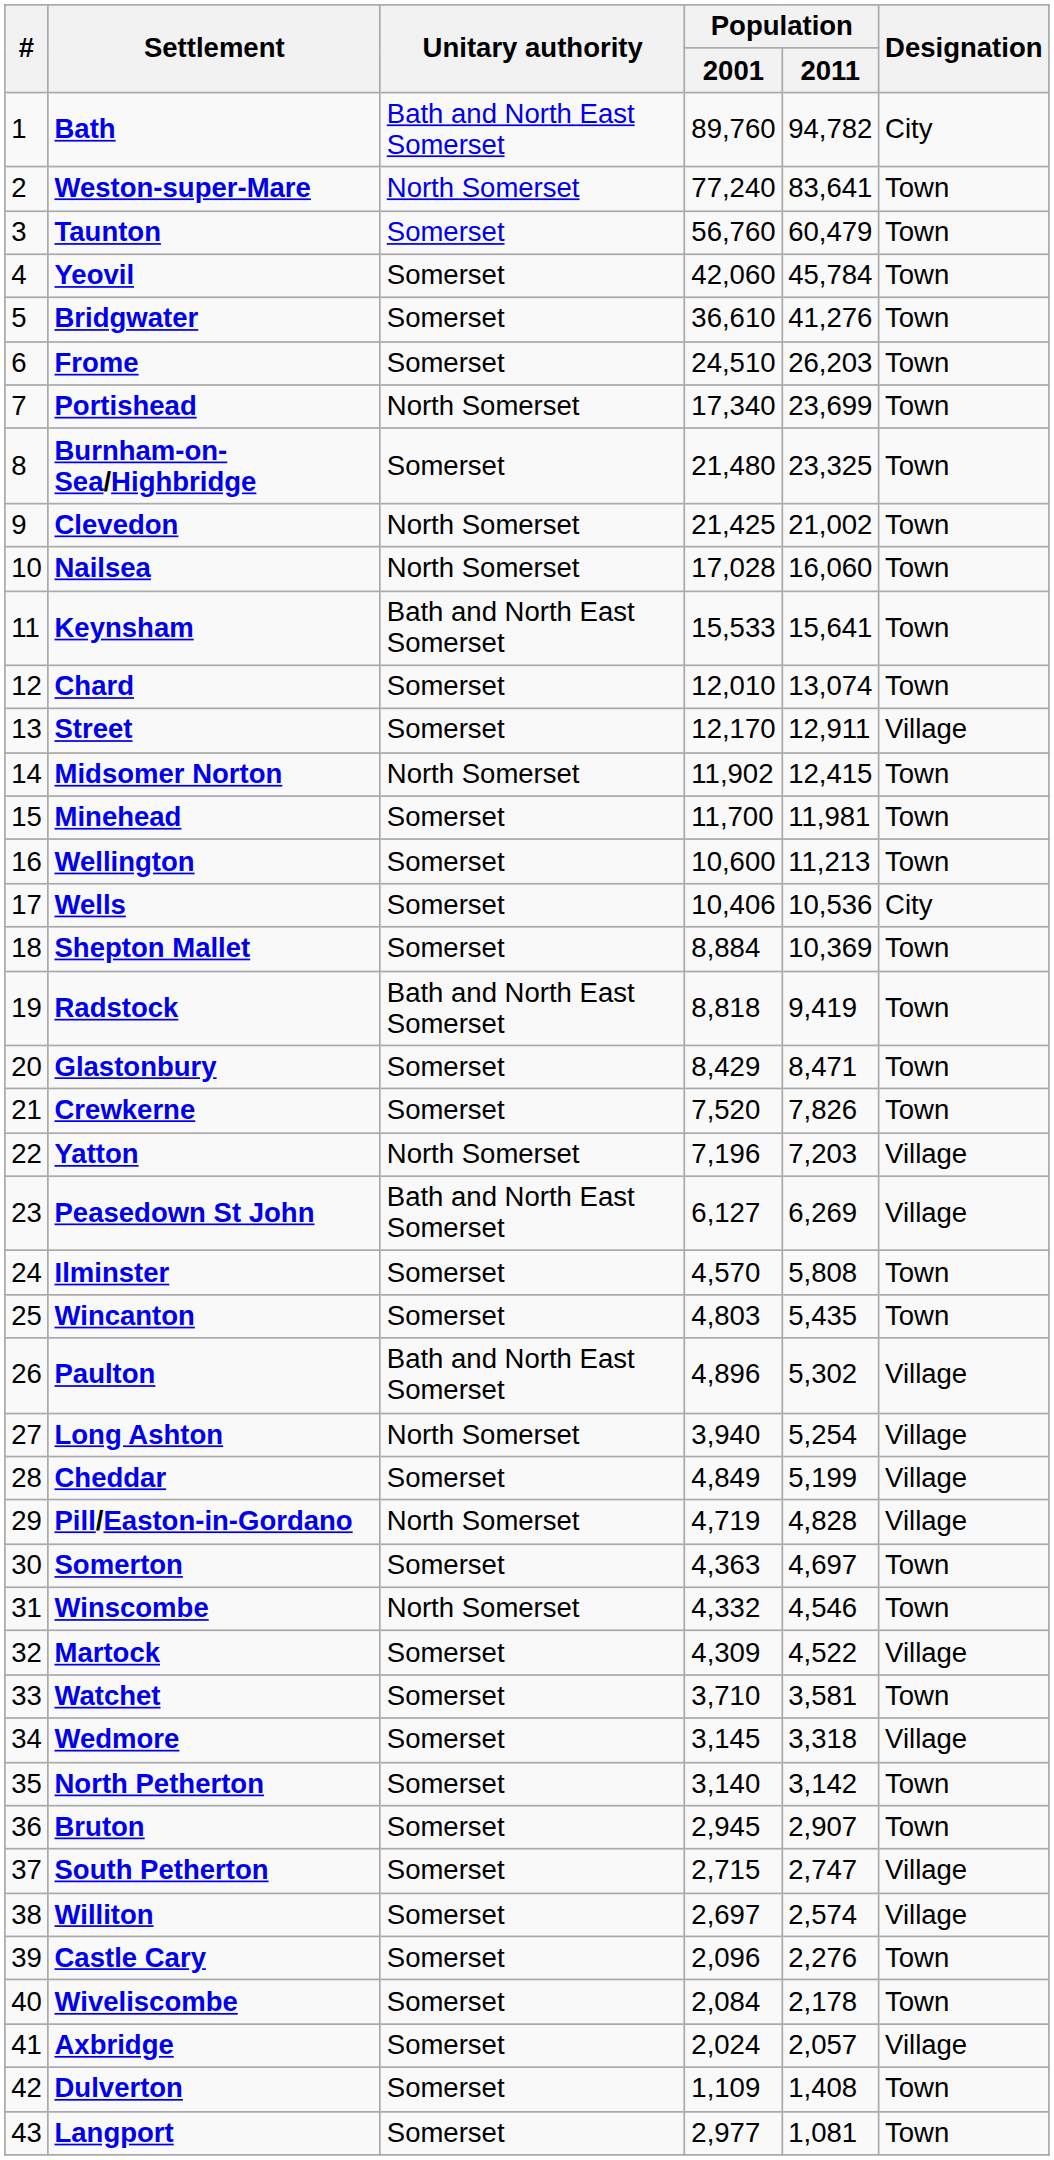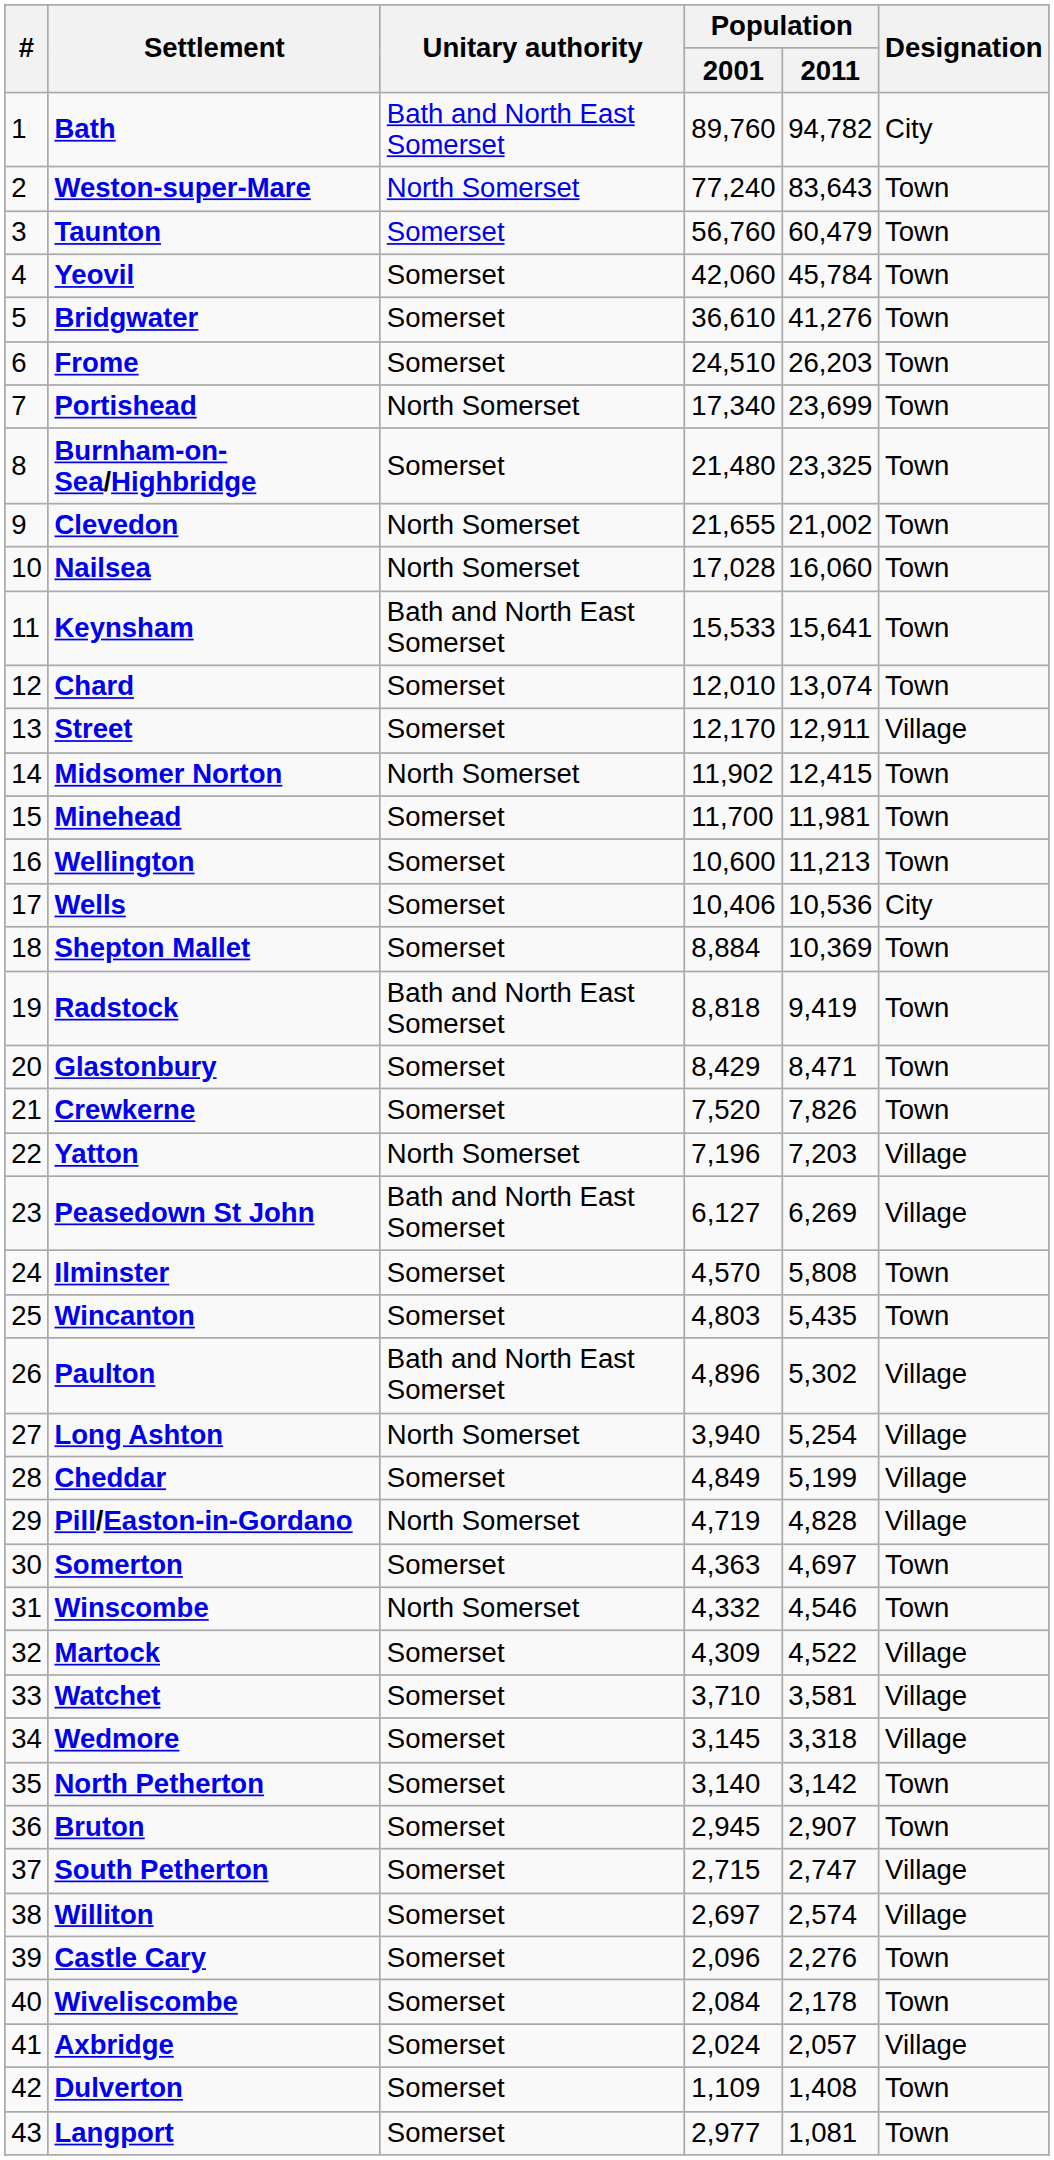(830, 188) 83,641 -> (830, 188) 83,643
(733, 524) 21,425 -> (733, 524) 21,655
(917, 1696) Town -> (926, 1696) Village
